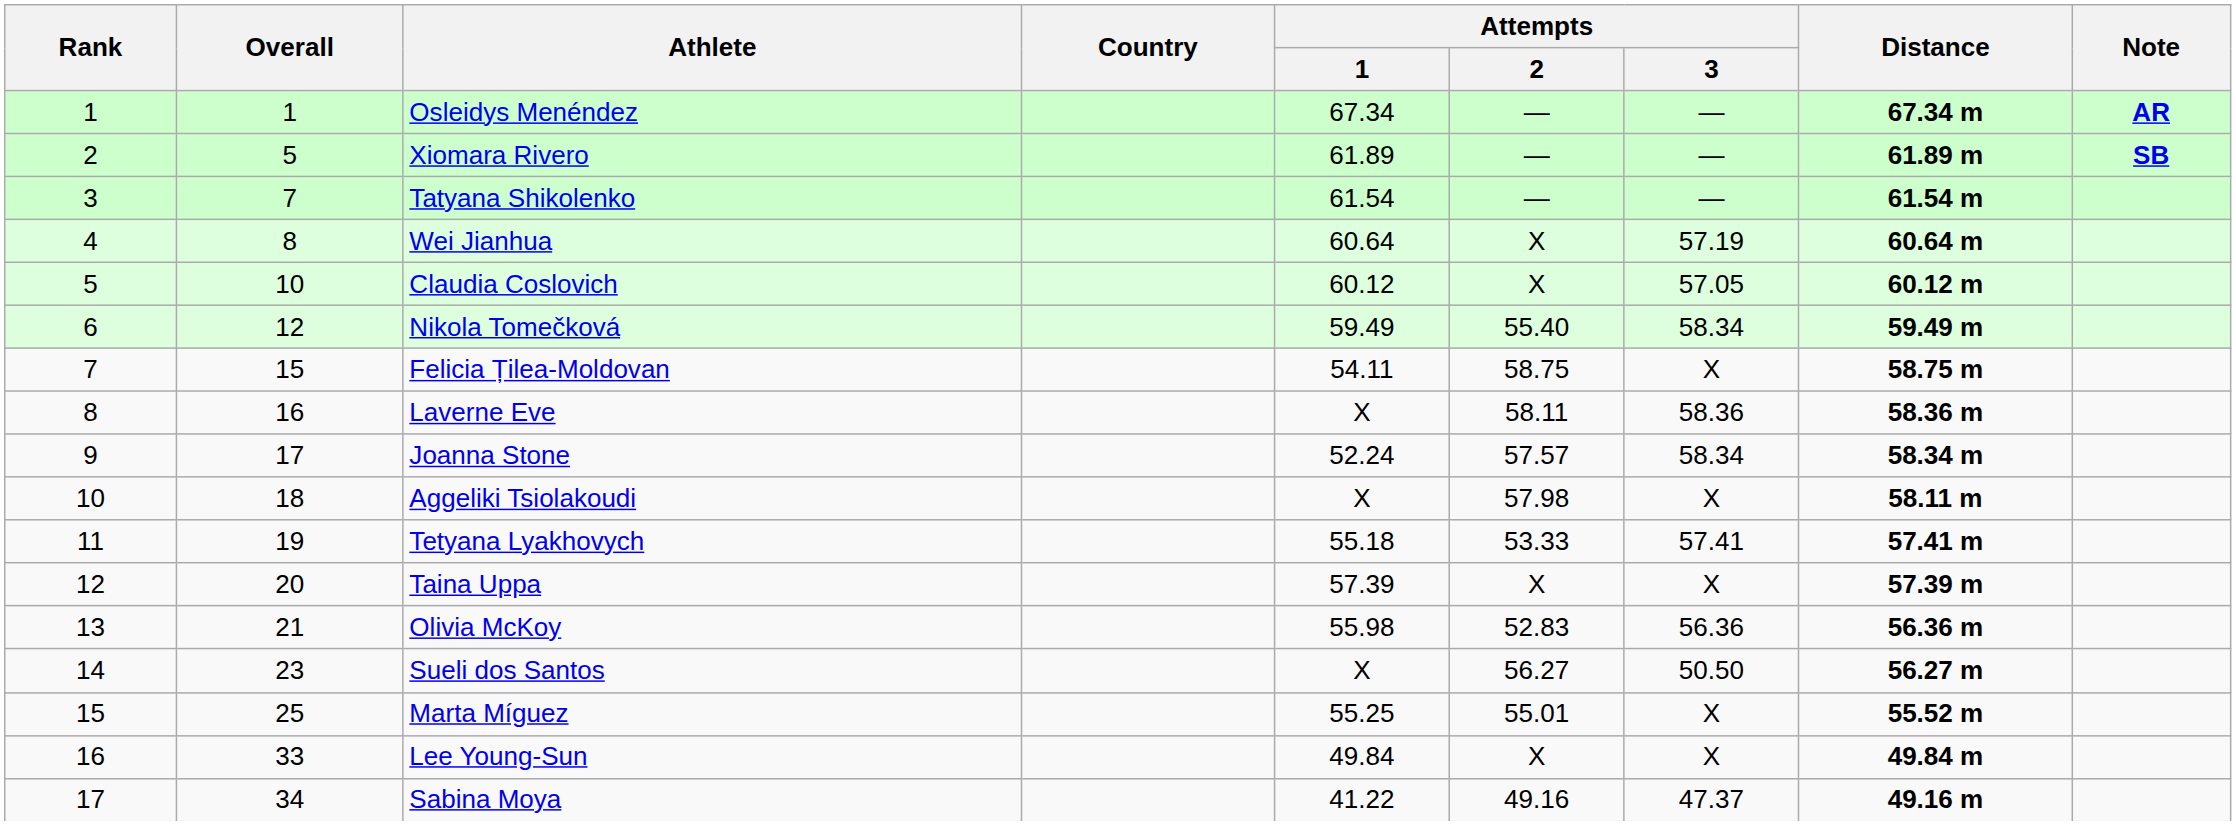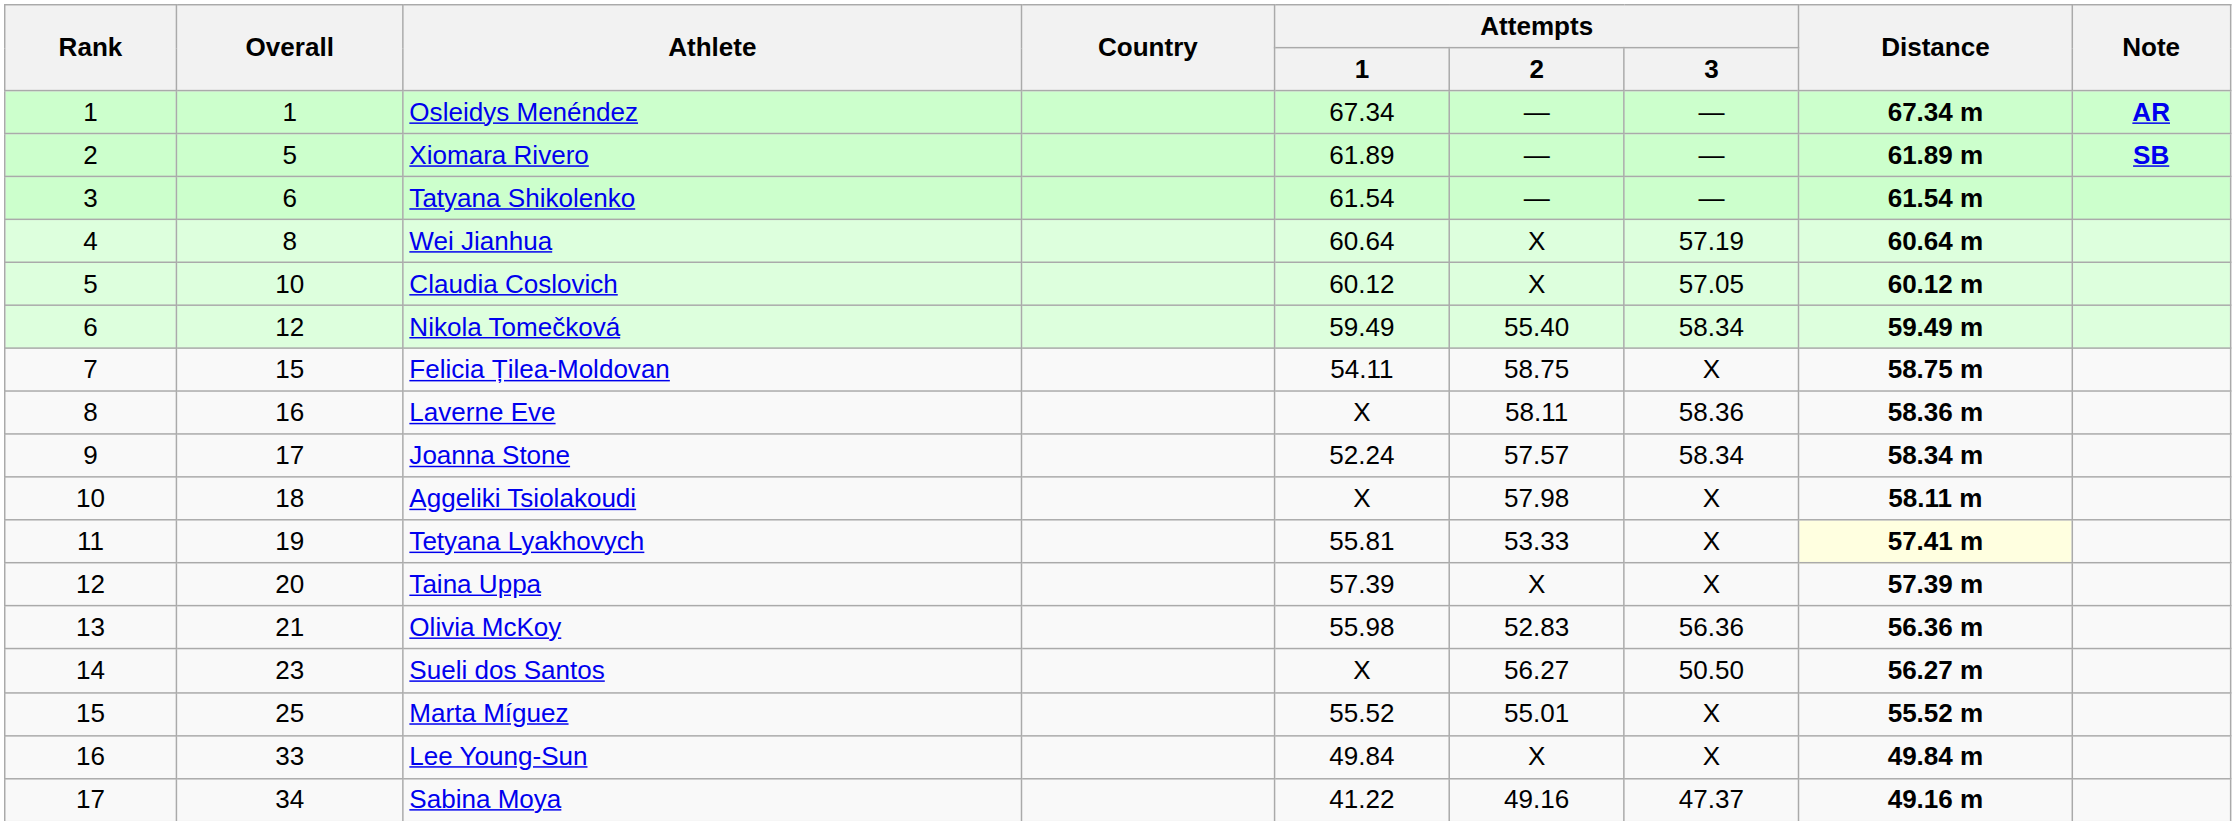(290, 197) 7 -> (290, 197) 6
(1362, 541) 55.18 -> (1362, 541) 55.81
(1711, 541) 57.41 -> (1711, 541) X
(1935, 541) no background -> (1935, 541) lightyellow background
(1362, 713) 55.25 -> (1362, 713) 55.52
